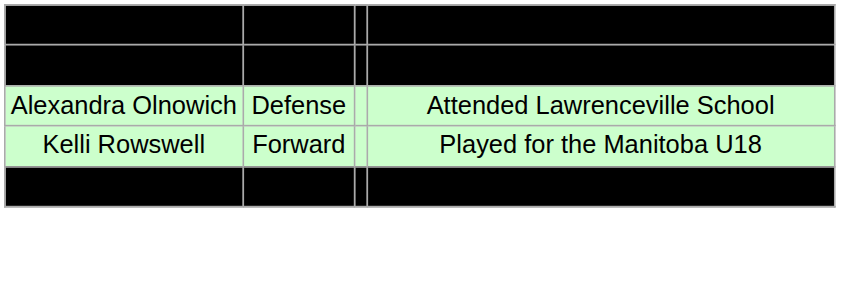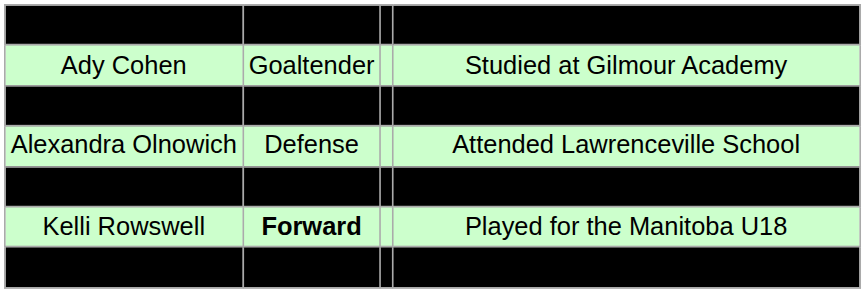+ row: (124, 65)
+ row: (124, 186)
(299, 145) normal -> (312, 226) bold
